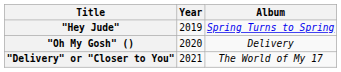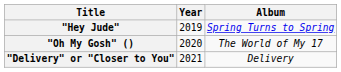(271, 44) Delivery -> (271, 44) The World of My 17
(271, 59) The World of My 17 -> (271, 59) Delivery
